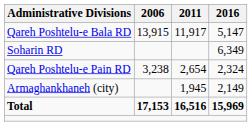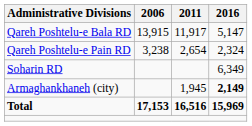rows swapped: (69, 69) <-> (35, 50)
(231, 87) normal -> (231, 87) bold
